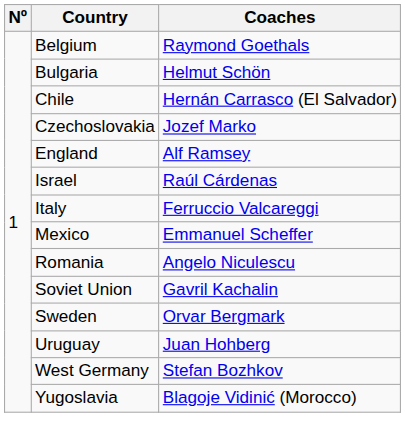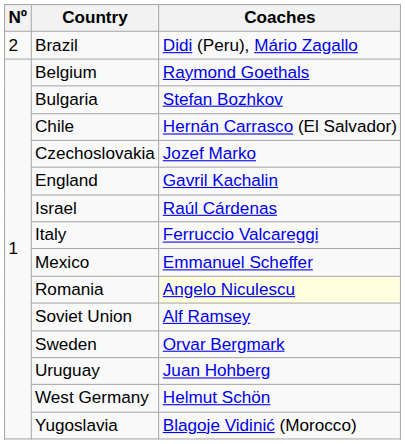+ row: (56, 45)
(217, 72) Helmut Schön -> (223, 99) Stefan Bozhkov
(207, 153) Alf Ramsey -> (220, 180) Gavril Kachalin
(229, 262) no background -> (229, 289) lightyellow background
(220, 289) Gavril Kachalin -> (207, 316) Alf Ramsey
(223, 371) Stefan Bozhkov -> (217, 398) Helmut Schön
